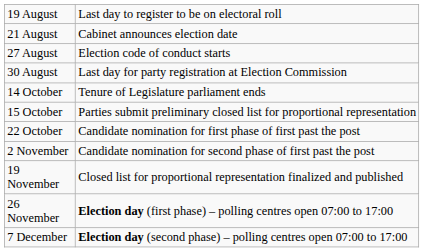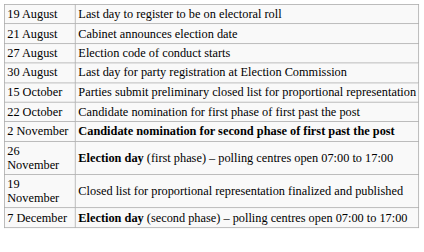- row: (35, 92)
(226, 151) normal -> (237, 131) bold
rows swapped: (33, 177) <-> (33, 210)
